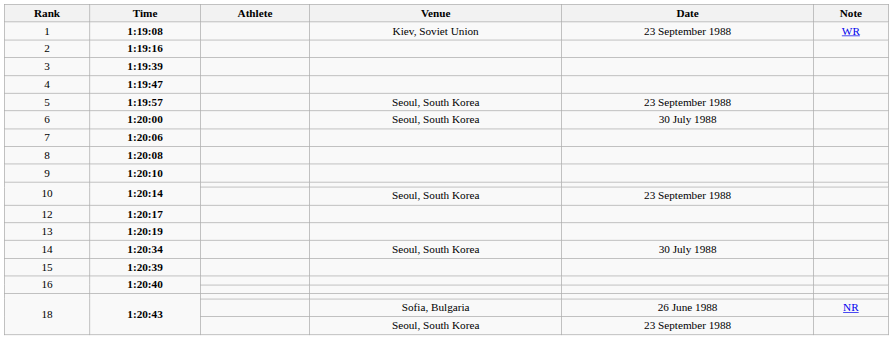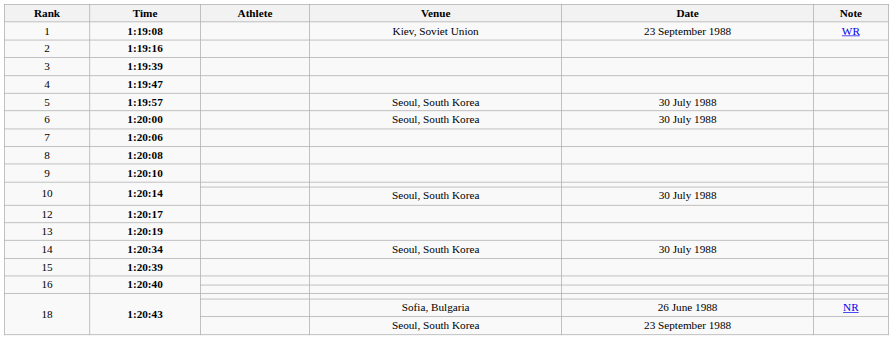(688, 102) 23 September 1988 -> (688, 102) 30 July 1988
(688, 196) 23 September 1988 -> (688, 196) 30 July 1988
